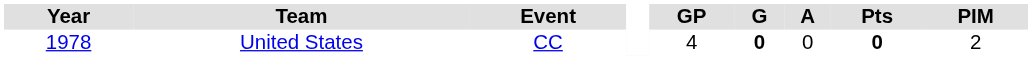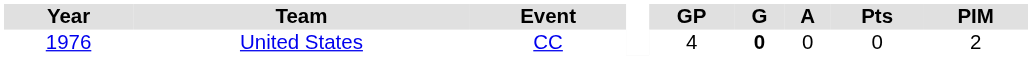(69, 42) 1978 -> (69, 42) 1976
(877, 42) bold -> (877, 42) normal
